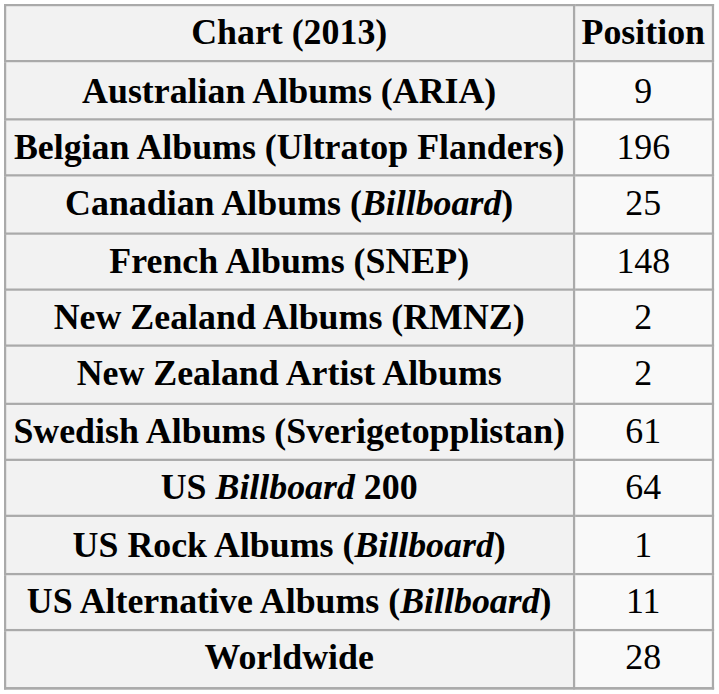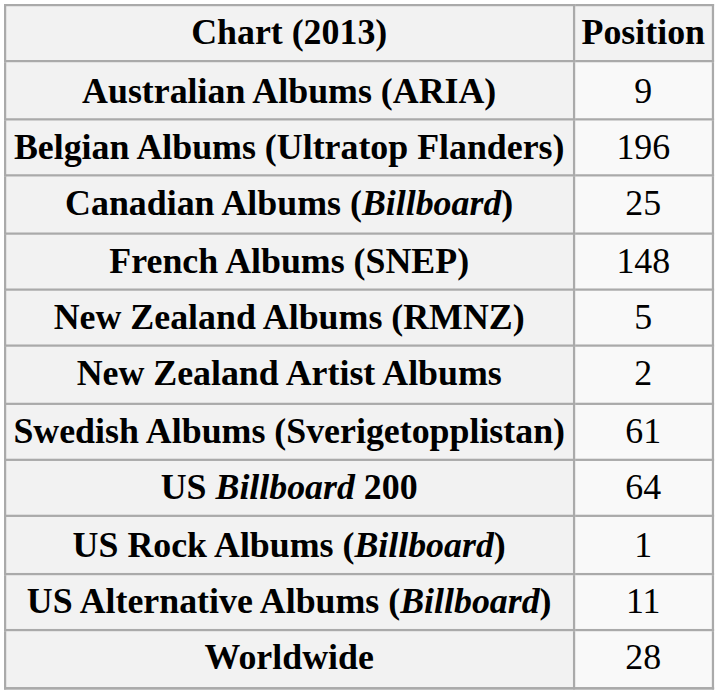(643, 317) 2 -> (643, 317) 5
